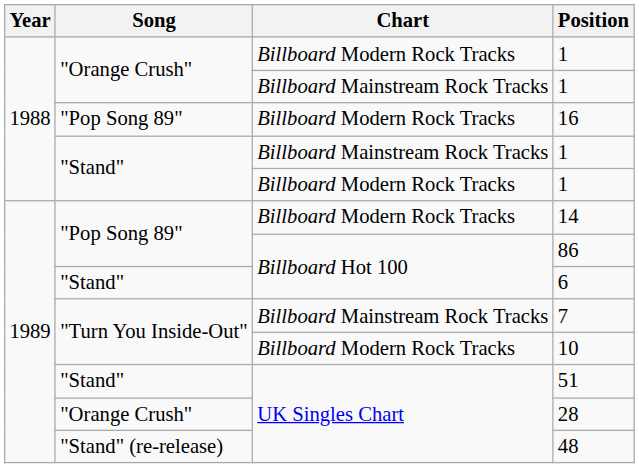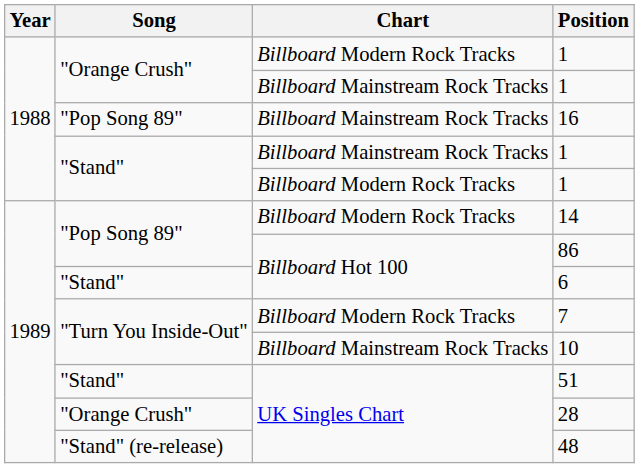(386, 119) Billboard Modern Rock Tracks -> (403, 119) Billboard Mainstream Rock Tracks
(403, 315) Billboard Mainstream Rock Tracks -> (386, 315) Billboard Modern Rock Tracks
(386, 348) Billboard Modern Rock Tracks -> (403, 348) Billboard Mainstream Rock Tracks
